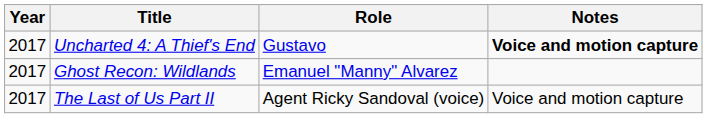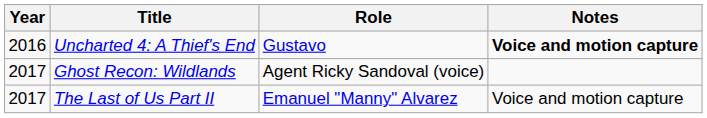(27, 44) 2017 -> (27, 44) 2016
(360, 71) Emanuel "Manny" Alvarez -> (373, 71) Agent Ricky Sandoval (voice)
(373, 98) Agent Ricky Sandoval (voice) -> (360, 98) Emanuel "Manny" Alvarez
